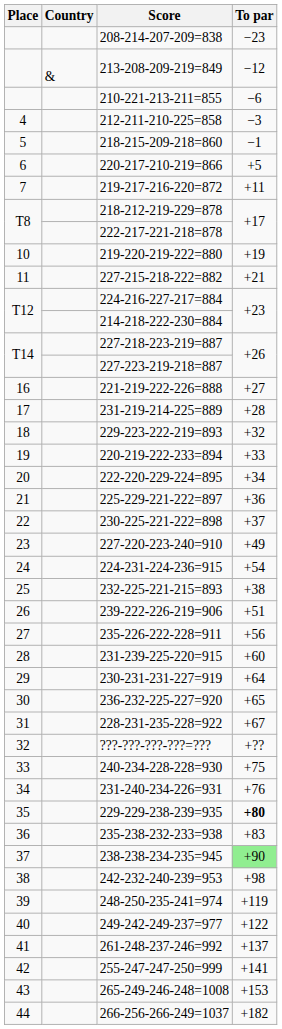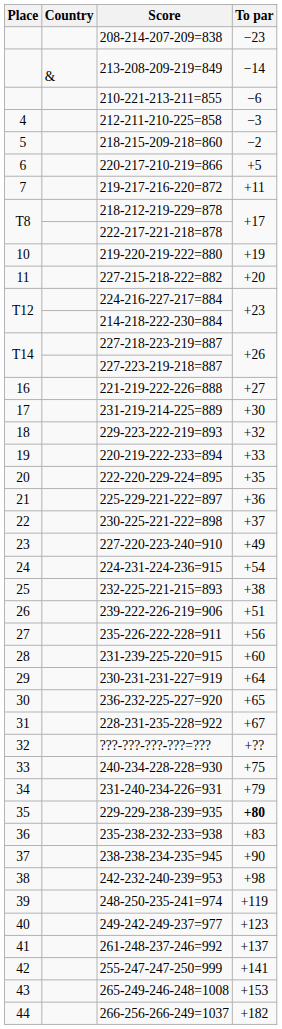(254, 68) −12 -> (254, 68) −14
(254, 143) −1 -> (254, 143) −2
(254, 277) +21 -> (254, 277) +20
(254, 411) +28 -> (254, 411) +30
(254, 477) +34 -> (254, 477) +35
(254, 790) +76 -> (254, 790) +79
(254, 857) lightgreen background -> (254, 857) no background
(254, 924) +122 -> (254, 924) +123
